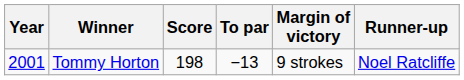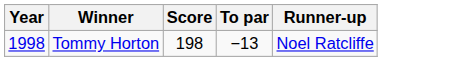- column: (313, 27)
(27, 62) 2001 -> (27, 44) 1998
